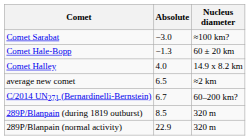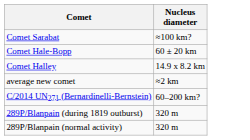- column: (172, 17)
